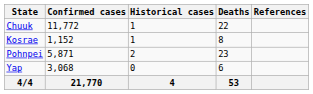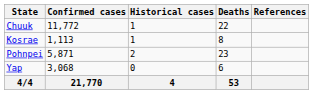(60, 40) 1,152 -> (60, 40) 1,113
